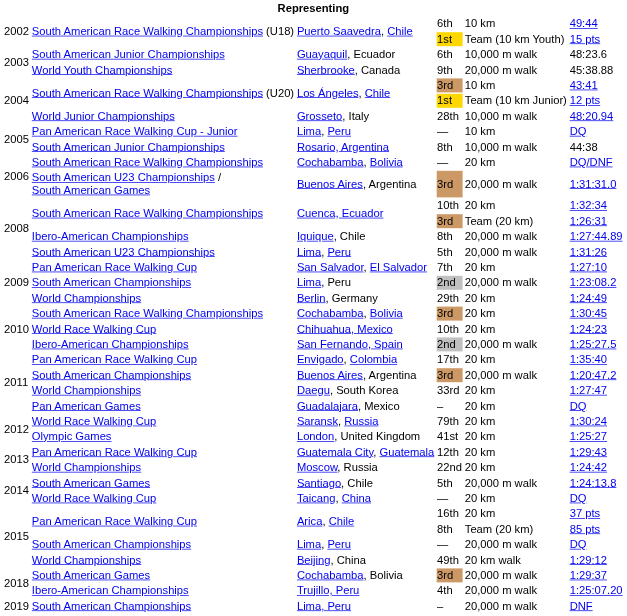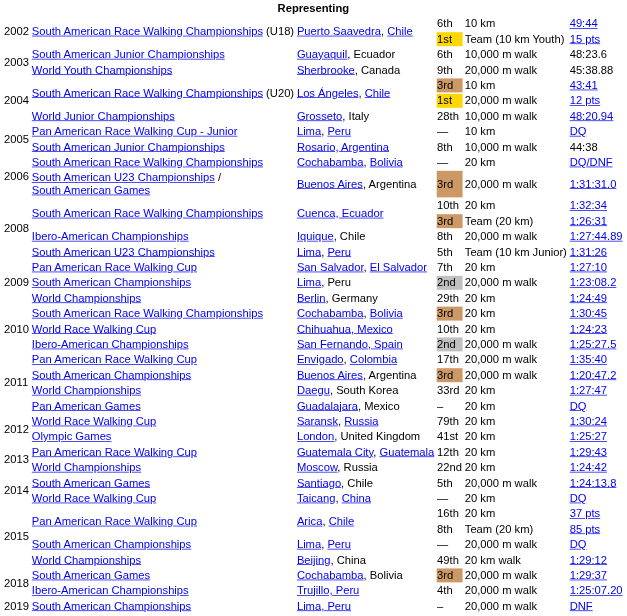(516, 100) Team (10 km Junior) -> (501, 100) 20,000 m walk
(501, 252) 20,000 m walk -> (516, 252) Team (10 km Junior)
(480, 359) 20 km -> (501, 359) 20,000 m walk
